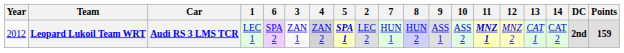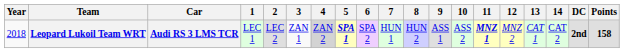columns swapped: (367, 12) <-> (274, 12)
(16, 33) 2012 -> (16, 33) 2018
(604, 33) 159 -> (604, 33) 158
